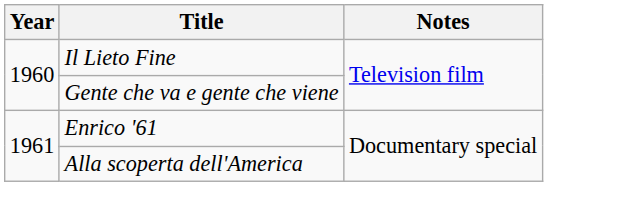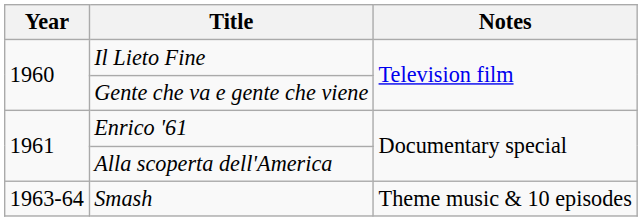+ row: (123, 198)
